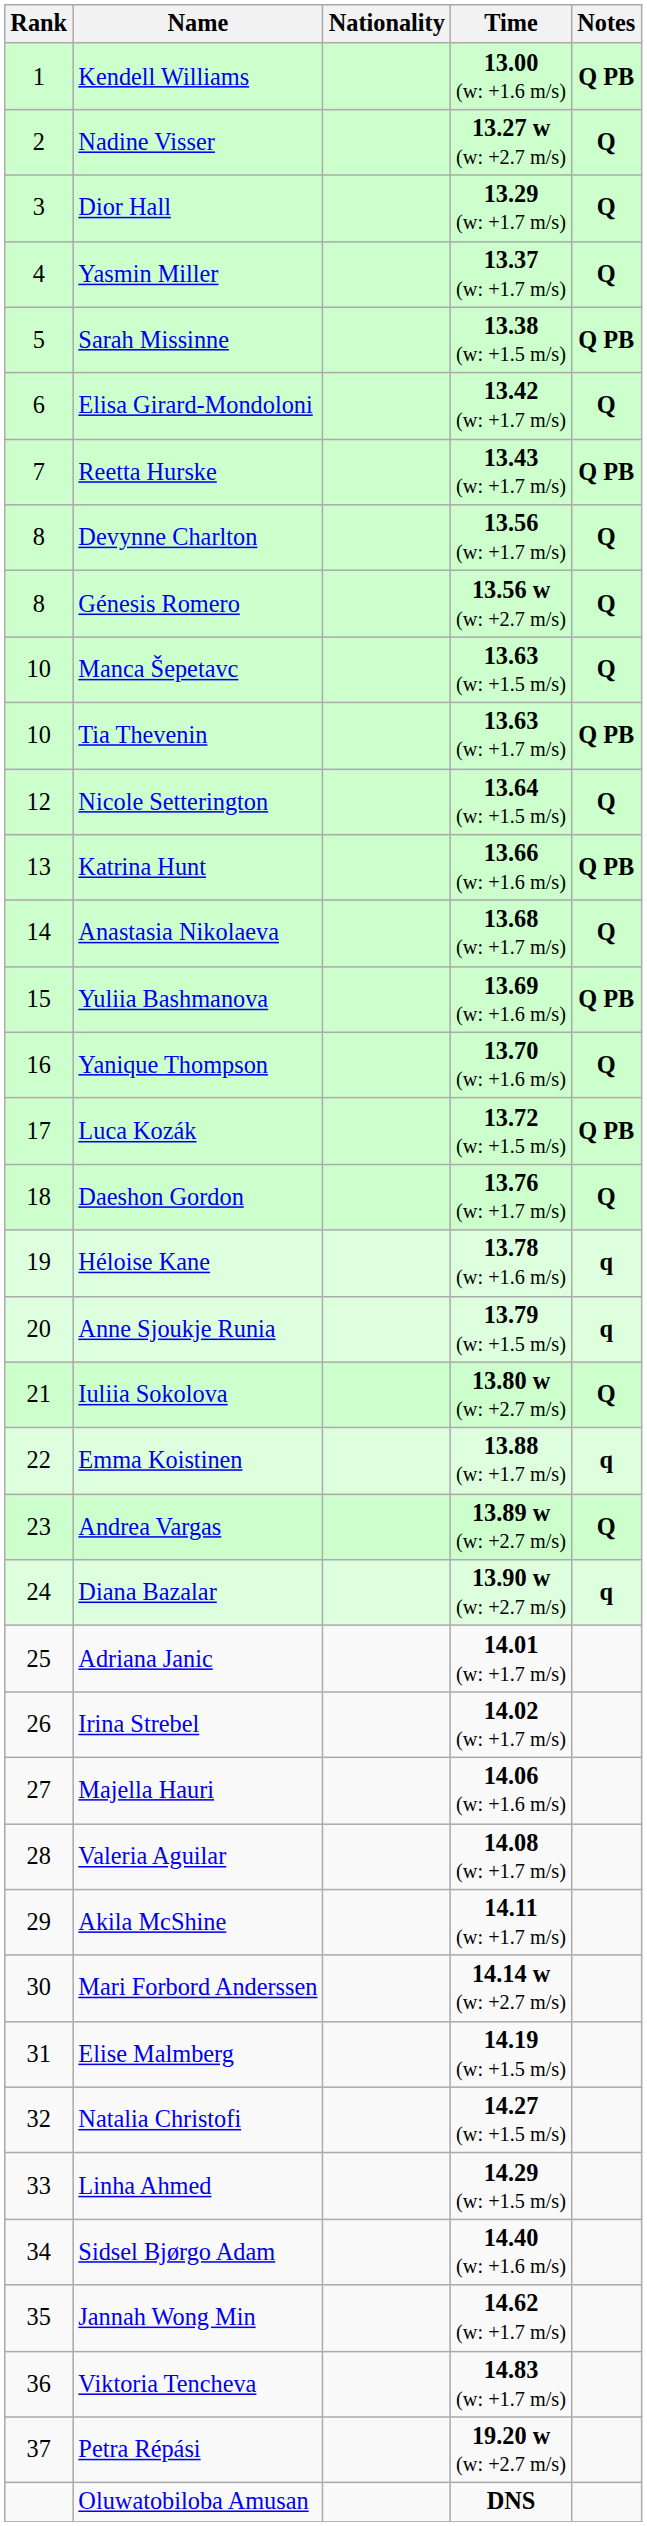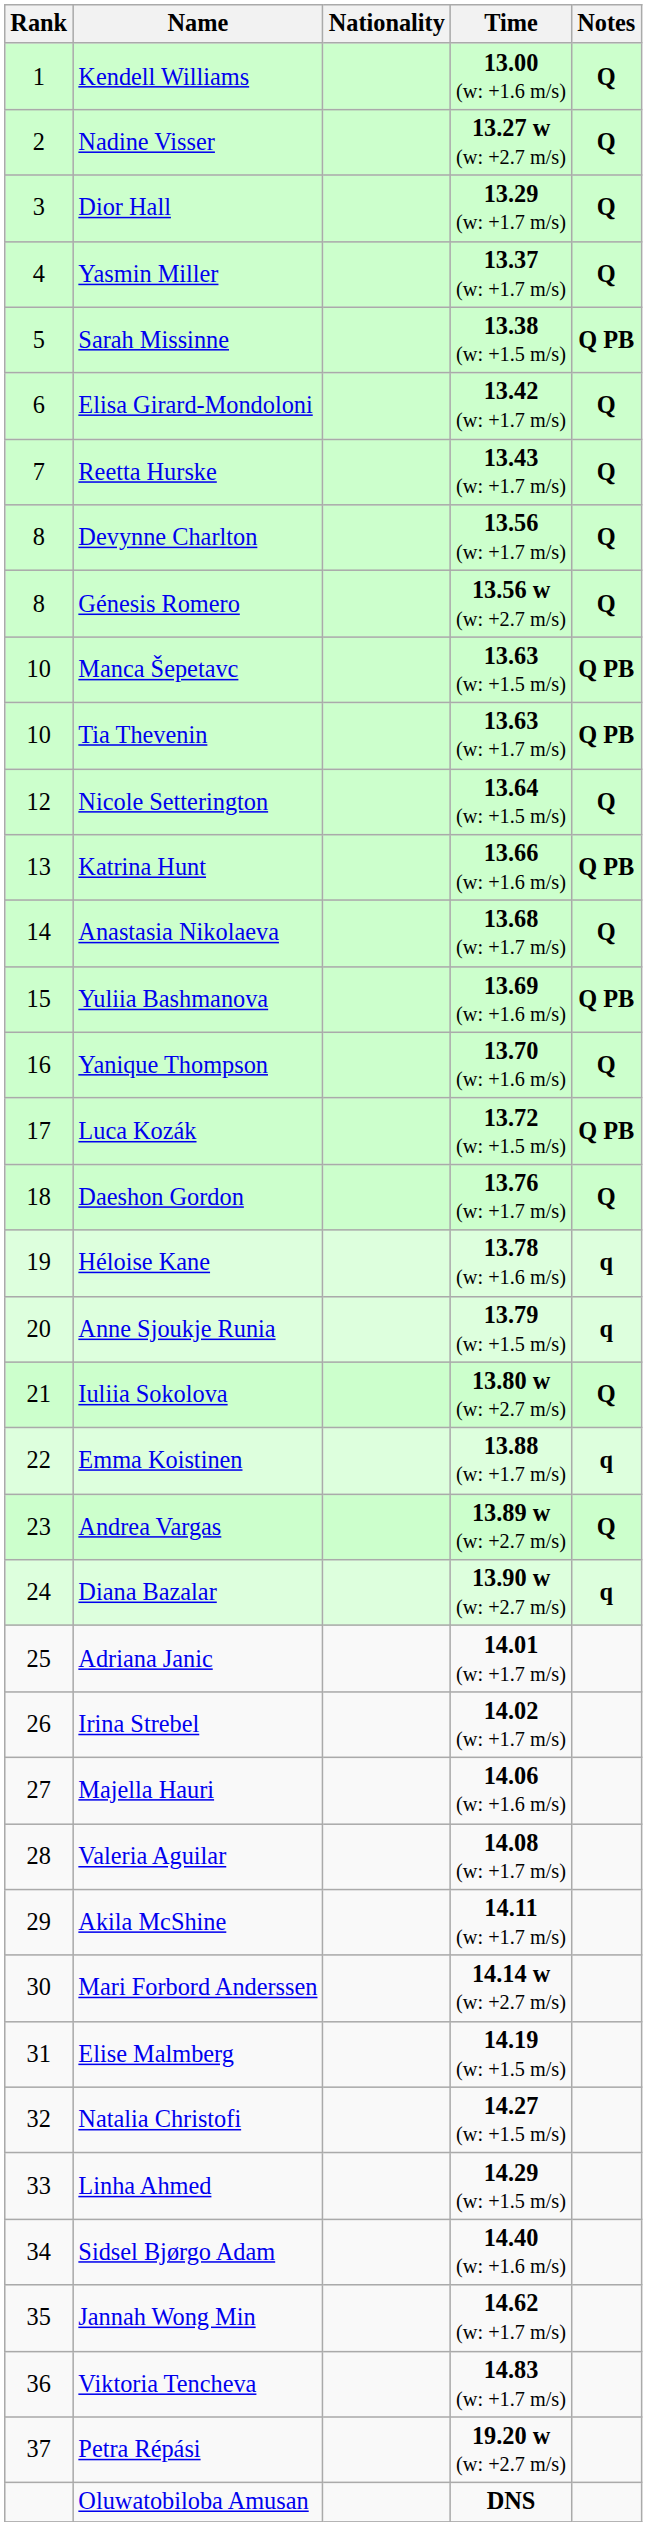(606, 76) Q PB -> (606, 76) Q
(606, 471) Q PB -> (606, 471) Q
(606, 669) Q -> (606, 669) Q PB
